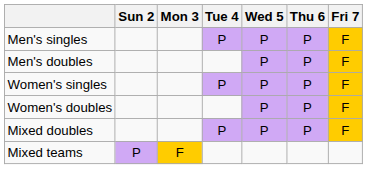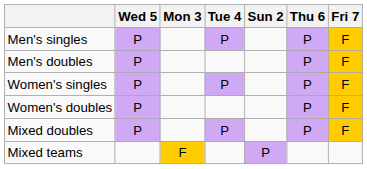columns swapped: (136, 16) <-> (264, 16)
